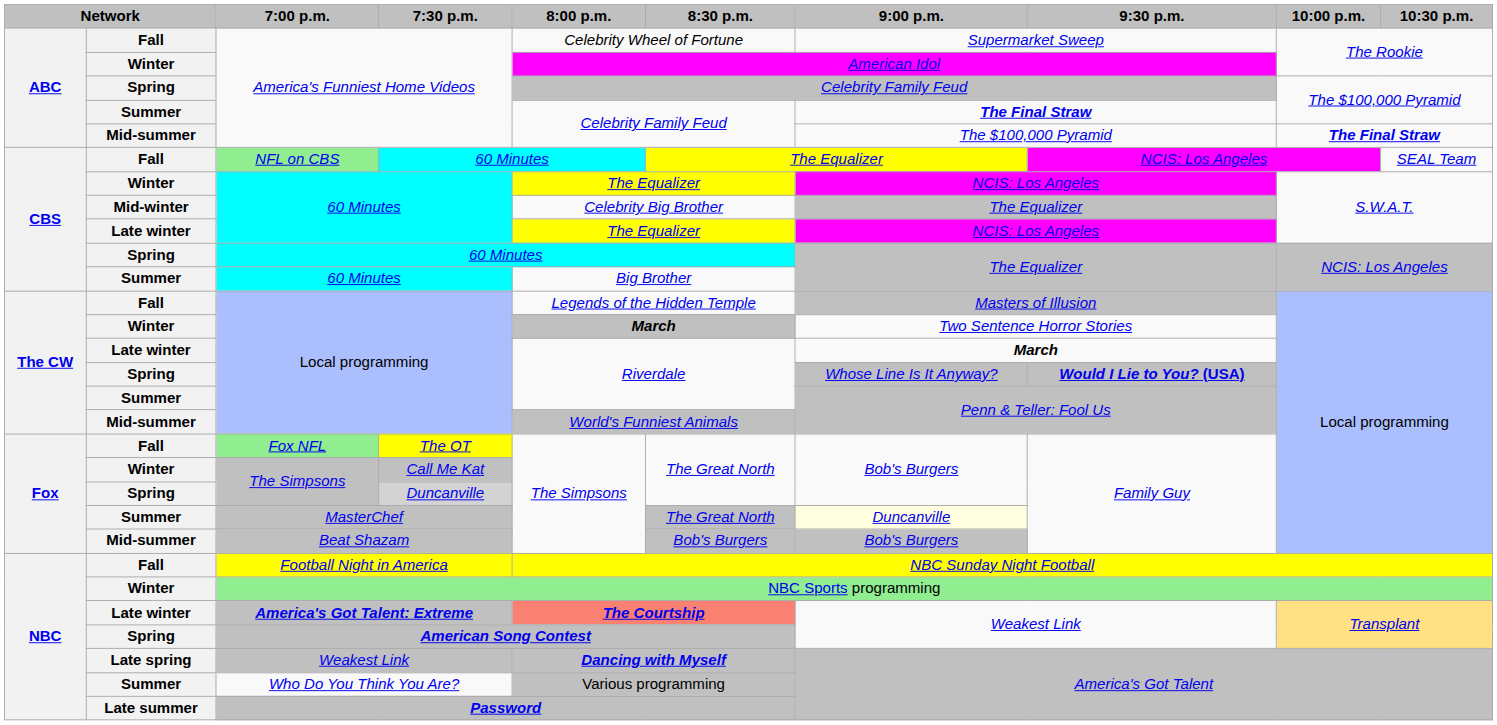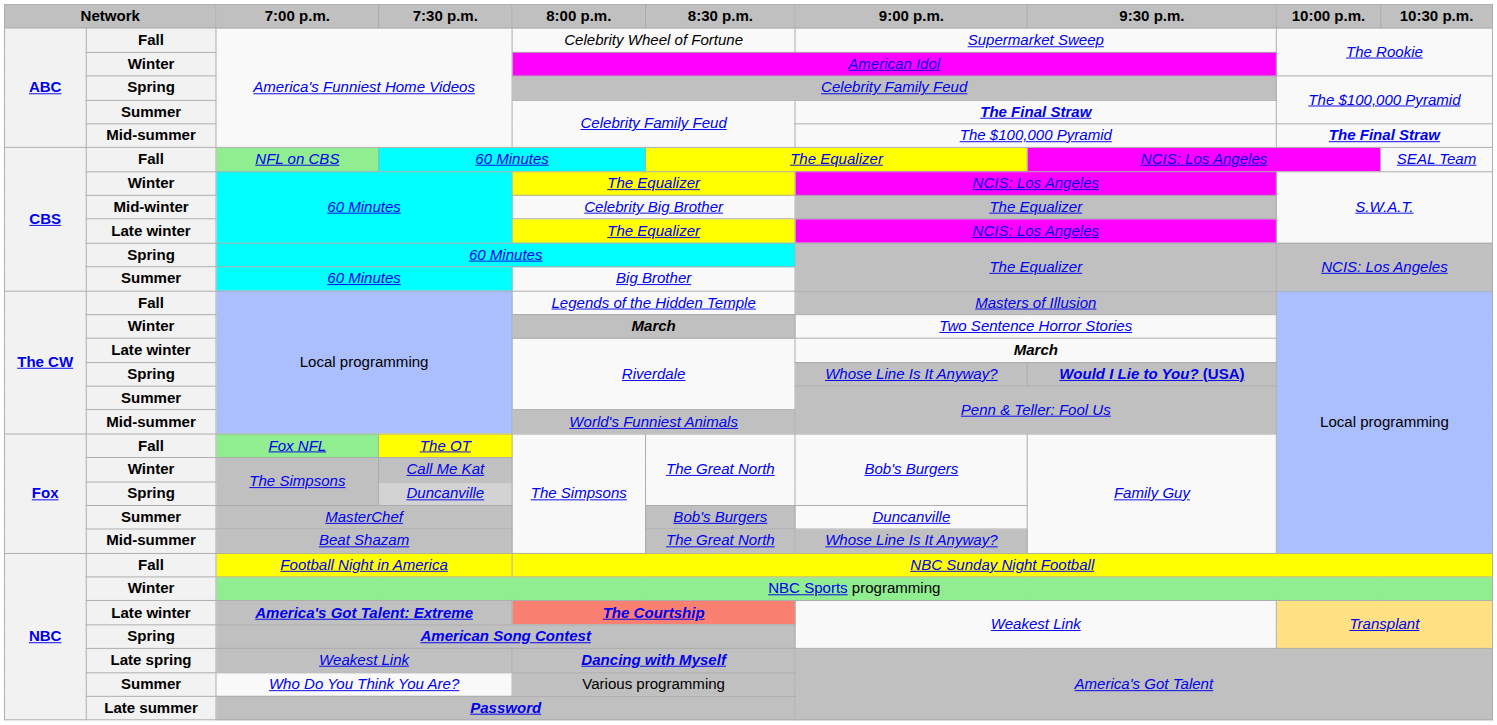(720, 517) The Great North -> (720, 517) Bob's Burgers
(911, 517) lightyellow background -> (911, 517) no background
(720, 541) Bob's Burgers -> (720, 541) The Great North
(911, 541) Bob's Burgers -> (911, 541) Whose Line Is It Anyway?
